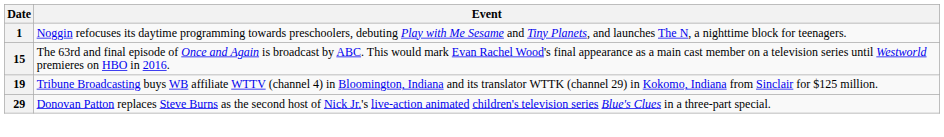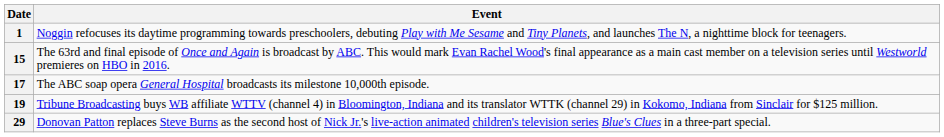+ row: (19, 84)
